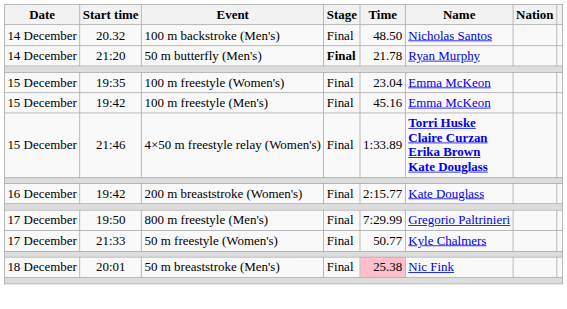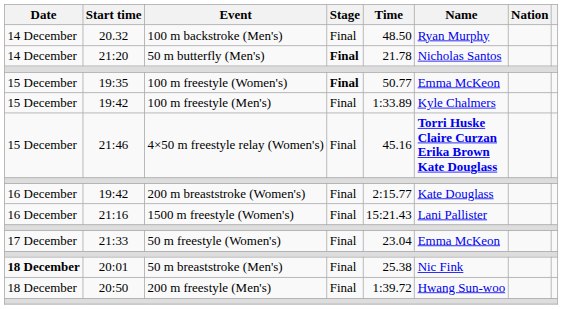(450, 35) Nicholas Santos -> (454, 35) Ryan Murphy
(444, 55) Ryan Murphy -> (460, 55) Nicholas Santos
(340, 82) normal -> (344, 82) bold
(388, 82) 23.04 -> (397, 82) 50.77
(388, 102) 45.16 -> (392, 102) 1:33.89
(449, 102) Emma McKeon -> (457, 102) Kyle Chalmers
(383, 145) 1:33.89 -> (397, 145) 45.16
+ row: (114, 214)
- row: (111, 220)
(388, 240) 50.77 -> (397, 240) 23.04
(447, 240) Kyle Chalmers -> (459, 240) Emma McKeon
(42, 267) normal -> (44, 267) bold
(388, 267) pink background -> (397, 267) no background
+ row: (114, 287)
